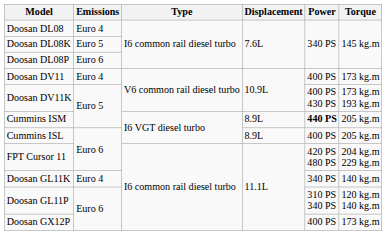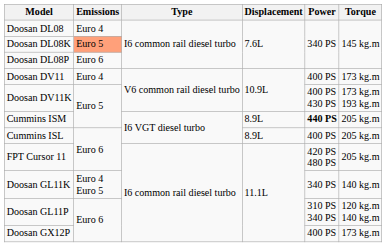(90, 44) no background -> (90, 44) lightsalmon background
(360, 157) 204 kg.m 229 kg.m -> (360, 157) 205 kg.m
(90, 179) Euro 4 -> (90, 184) Euro 4 Euro 5
